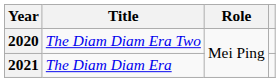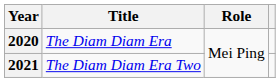(123, 41) The Diam Diam Era Two -> (109, 41) The Diam Diam Era
(109, 65) The Diam Diam Era -> (123, 65) The Diam Diam Era Two
